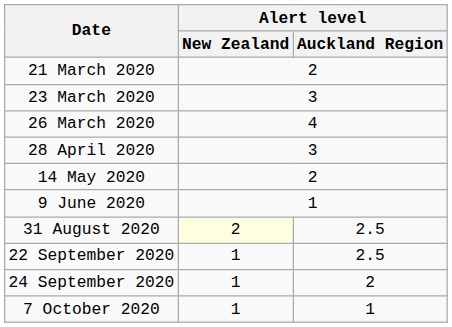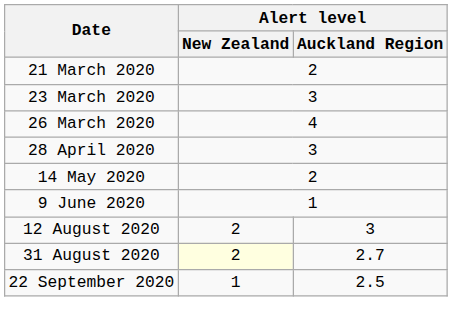+ row: (91, 230)
(370, 230) 2.5 -> (370, 256) 2.7
- row: (91, 283)
- row: (91, 309)
